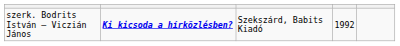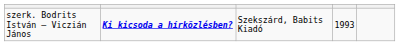(344, 25) 1992 -> (344, 25) 1993
